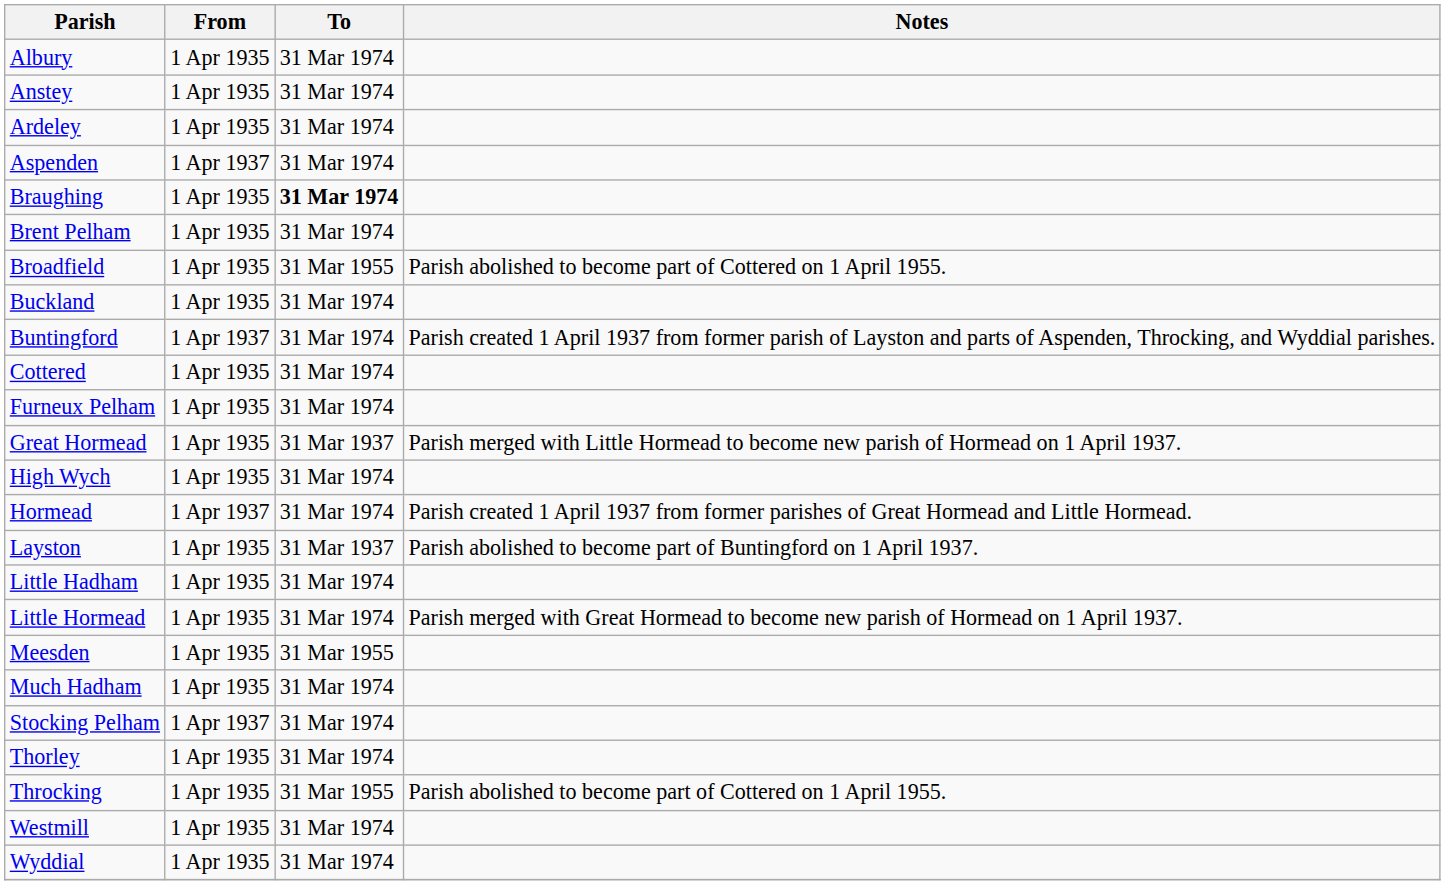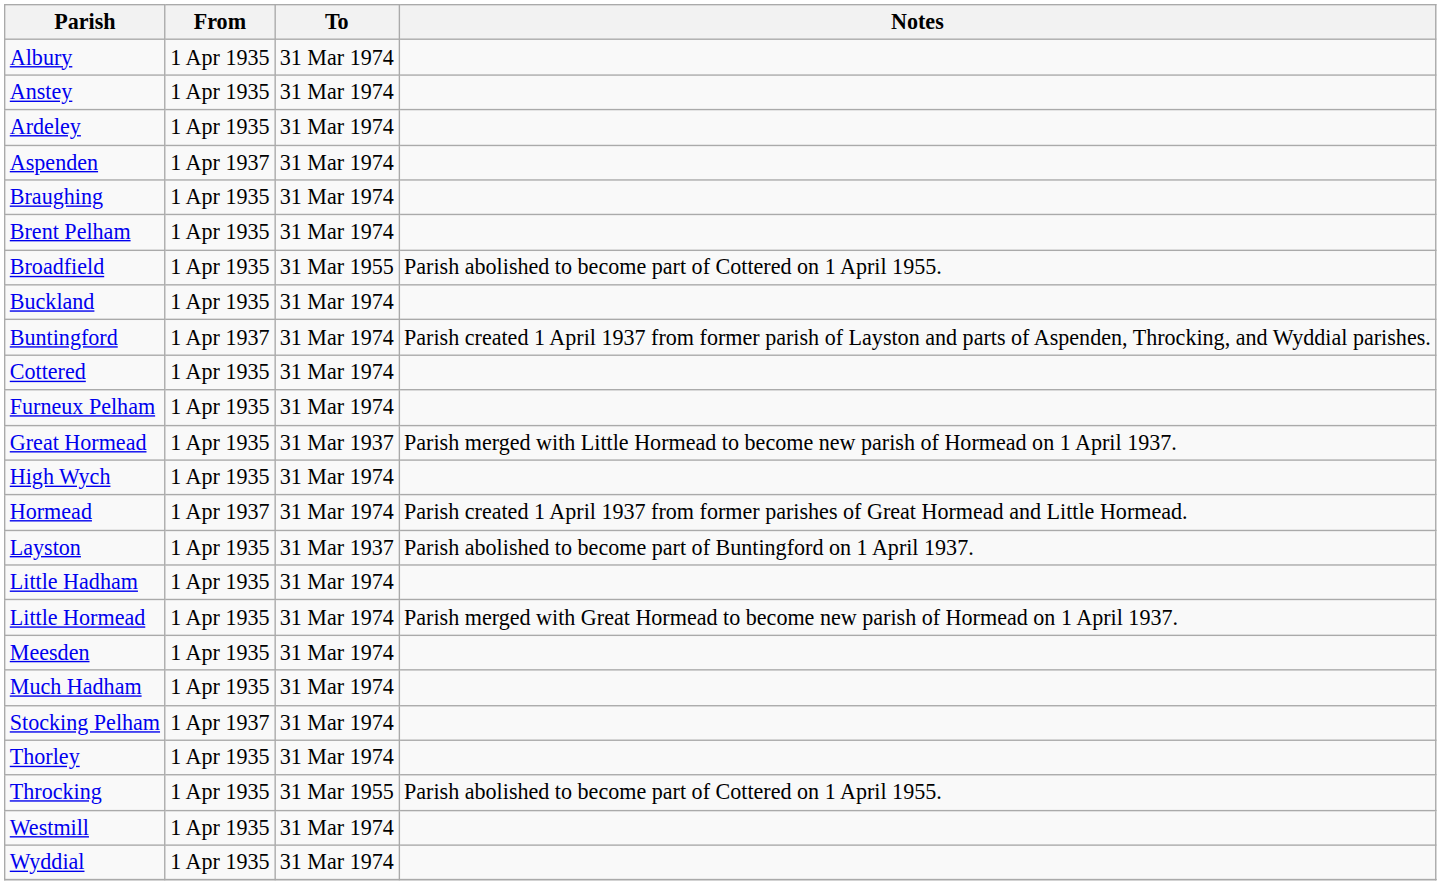(339, 197) bold -> (337, 197) normal
(337, 652) 31 Mar 1955 -> (337, 652) 31 Mar 1974
